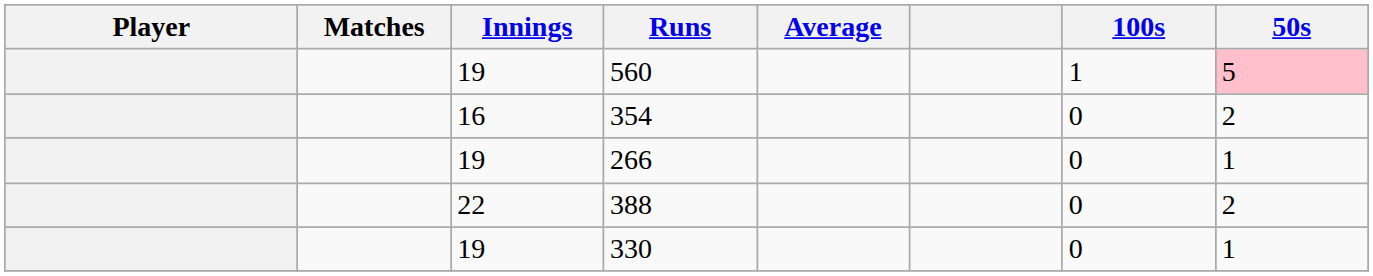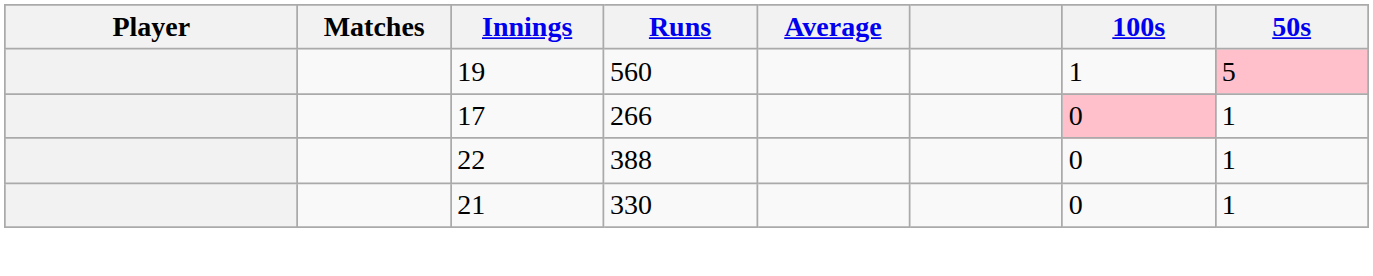- row: (631, 115)
(471, 159) 19 -> (471, 115) 17
(1076, 159) no background -> (1076, 115) pink background
(1229, 204) 2 -> (1229, 159) 1
(471, 248) 19 -> (471, 204) 21
